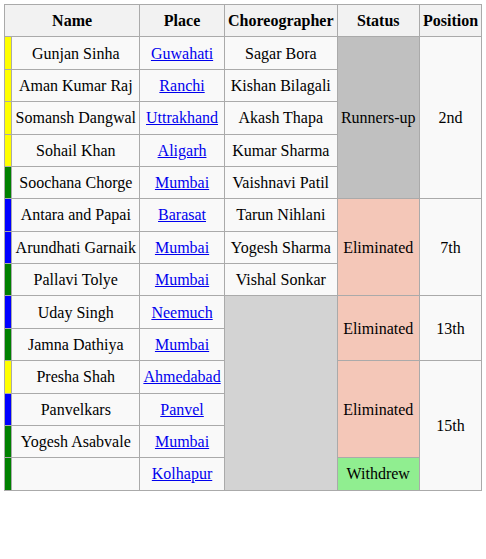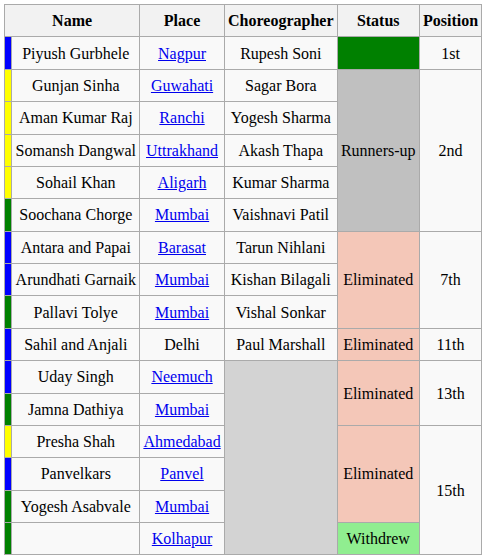+ row: (76, 53)
(281, 85) Kishan Bilagali -> (281, 118) Yogesh Sharma
(281, 247) Yogesh Sharma -> (281, 280) Kishan Bilagali
+ row: (76, 344)
